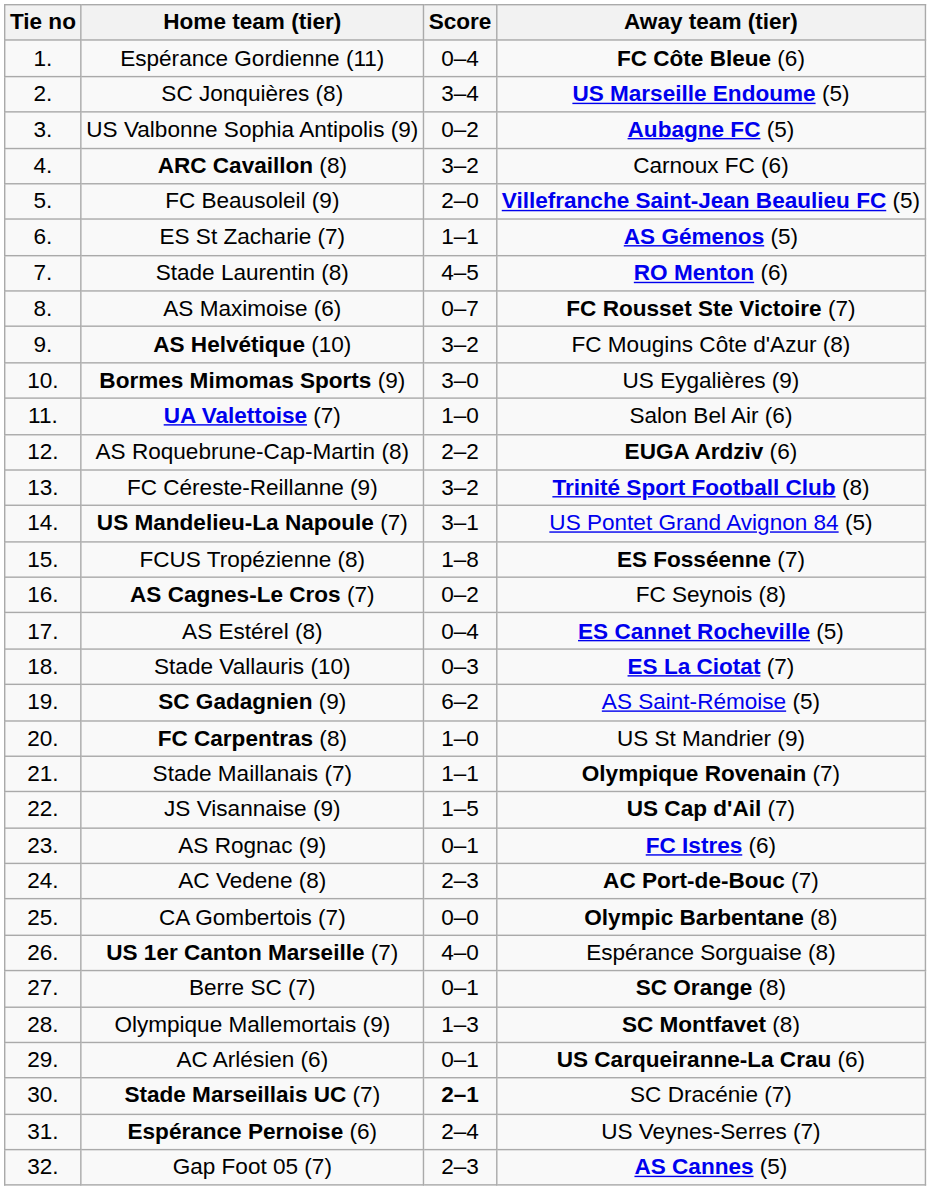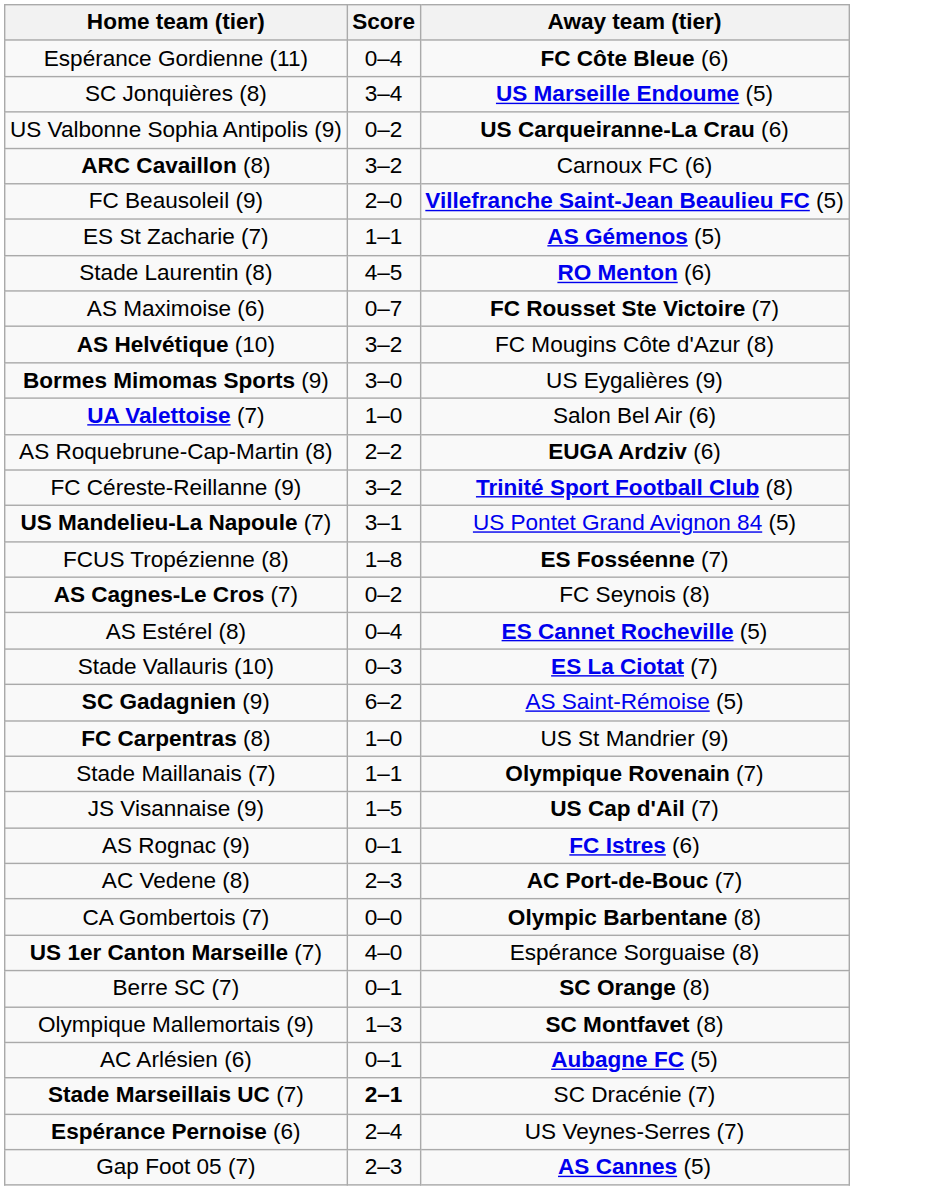- column: (43, 22)
(711, 129) Aubagne FC (5) -> (634, 129) US Carqueiranne-La Crau (6)
(711, 1059) US Carqueiranne-La Crau (6) -> (634, 1059) Aubagne FC (5)
